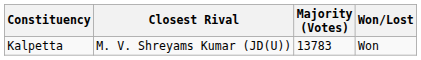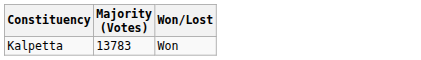- column: (194, 21)
